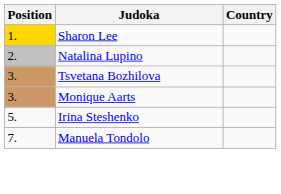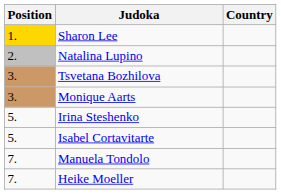+ row: (106, 138)
+ row: (96, 179)
